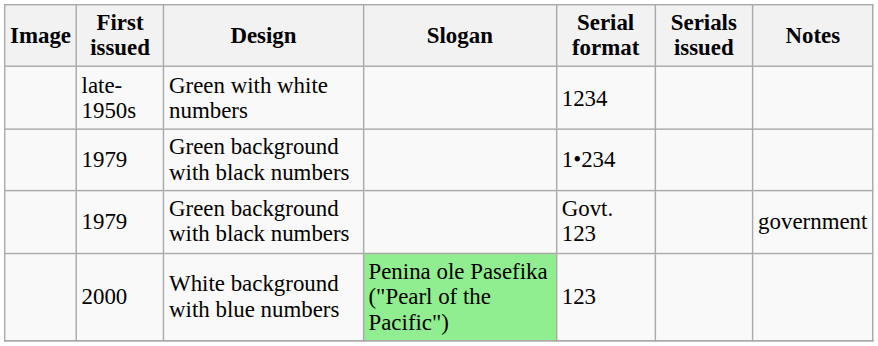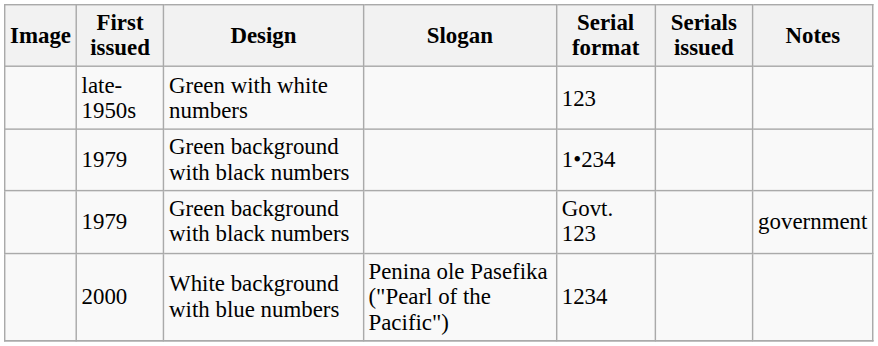(585, 97) 1234 -> (579, 97) 123
(458, 296) lightgreen background -> (458, 296) no background
(579, 296) 123 -> (585, 296) 1234
